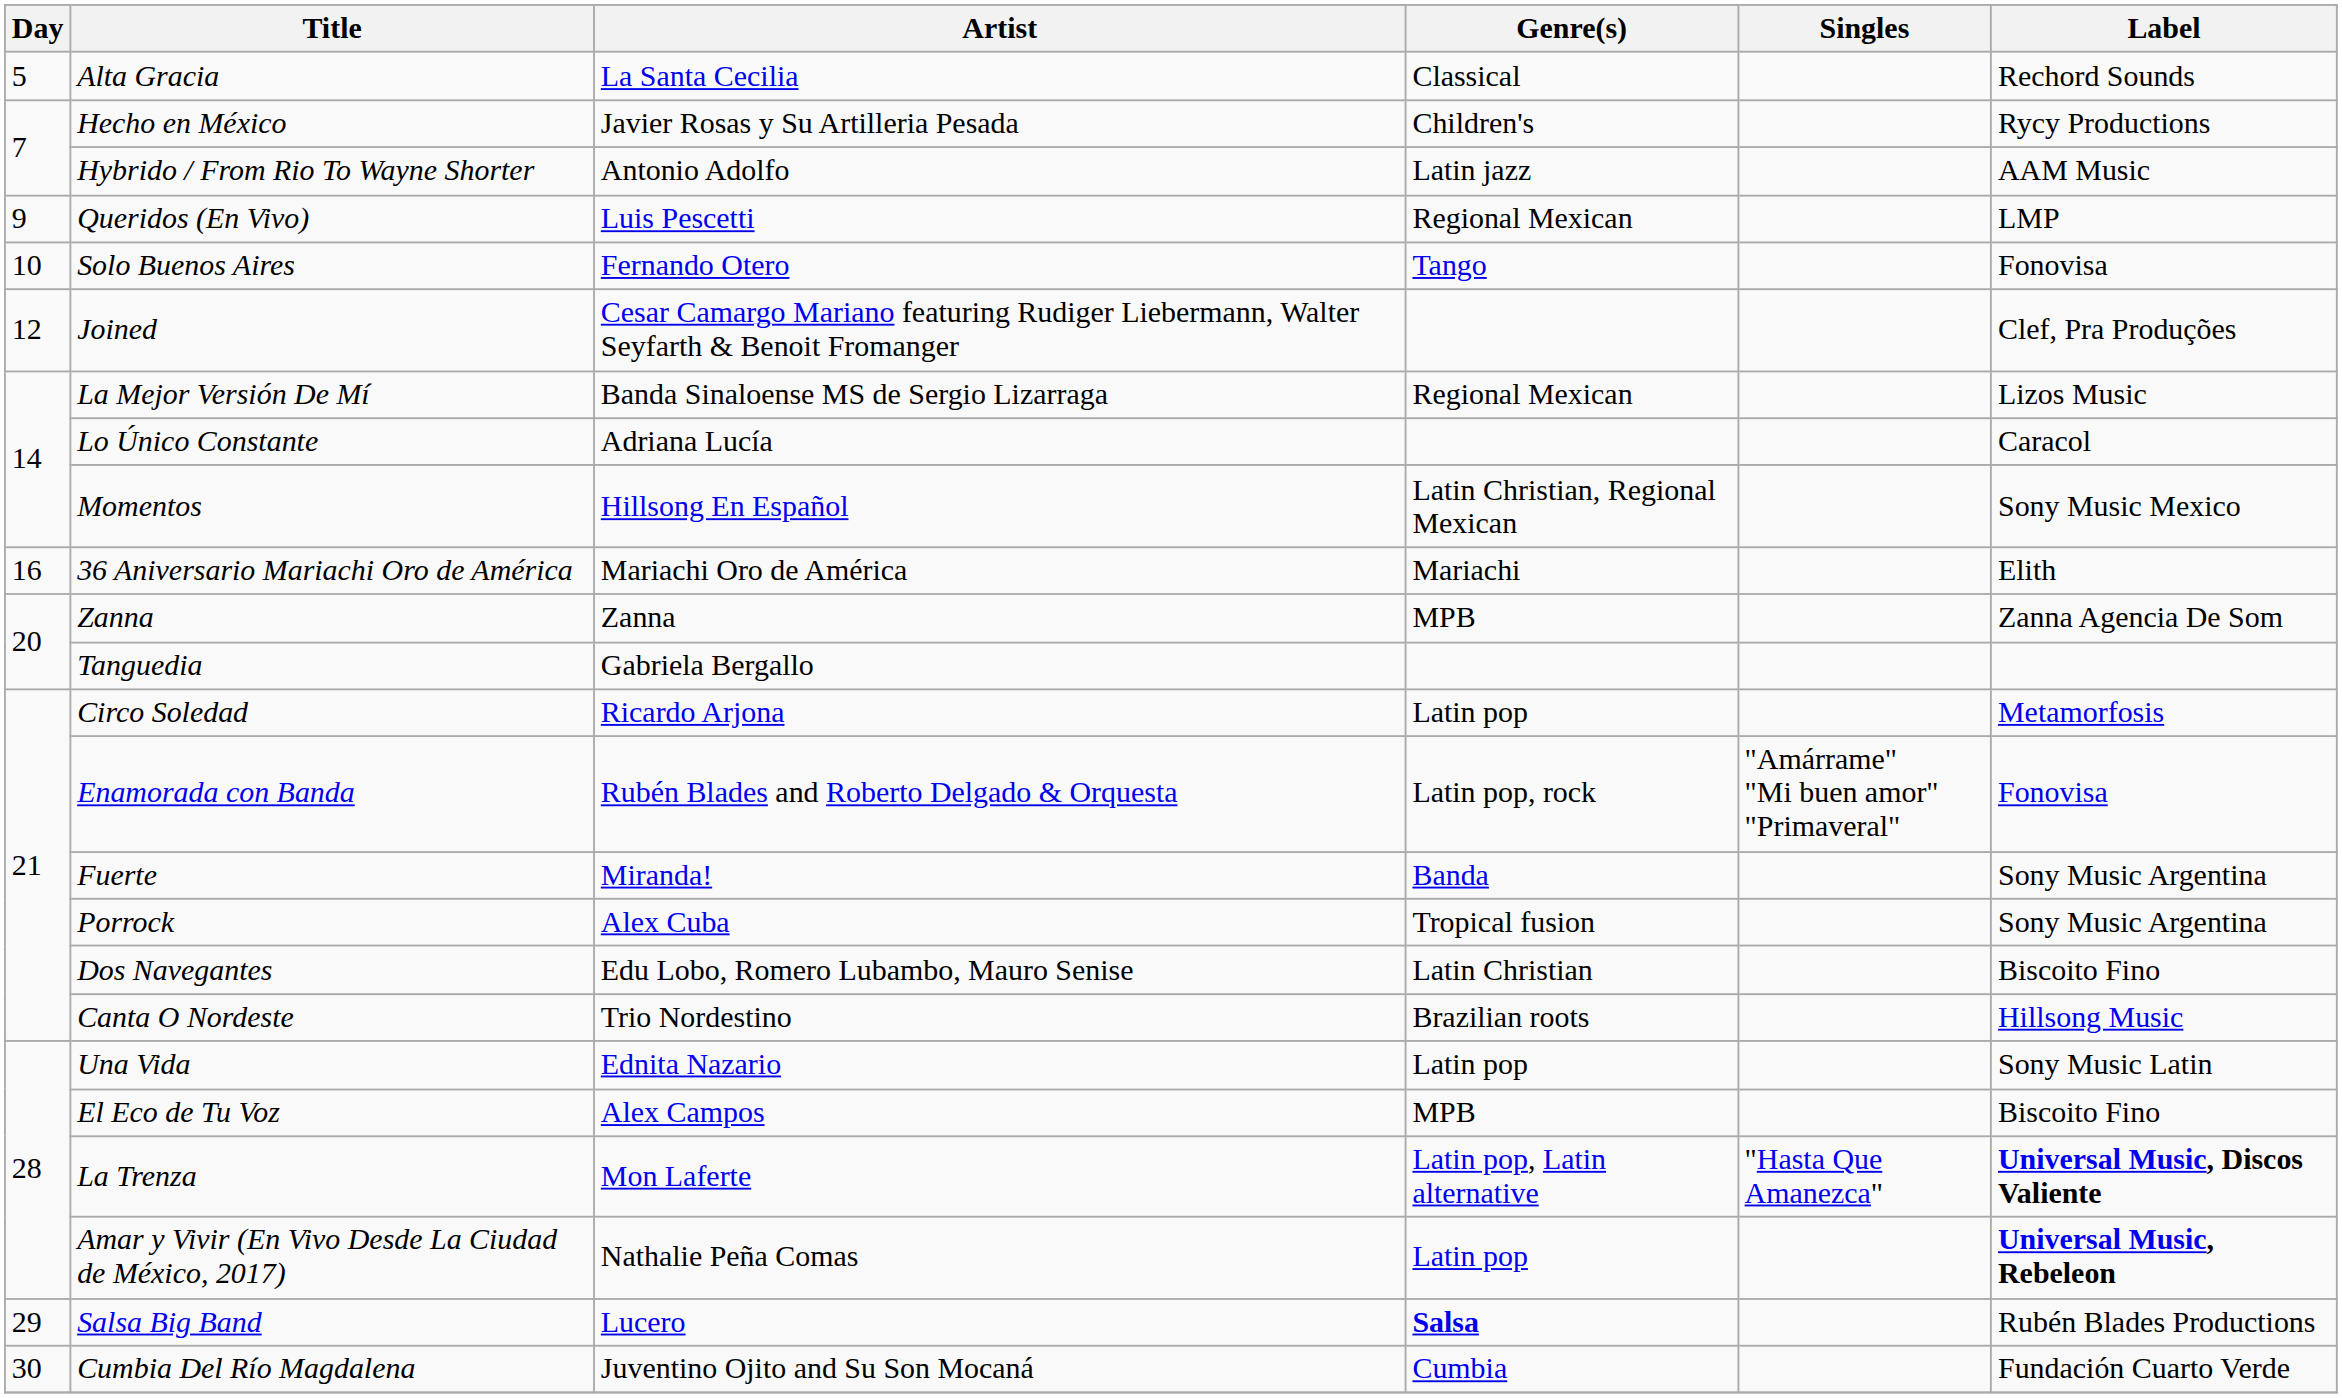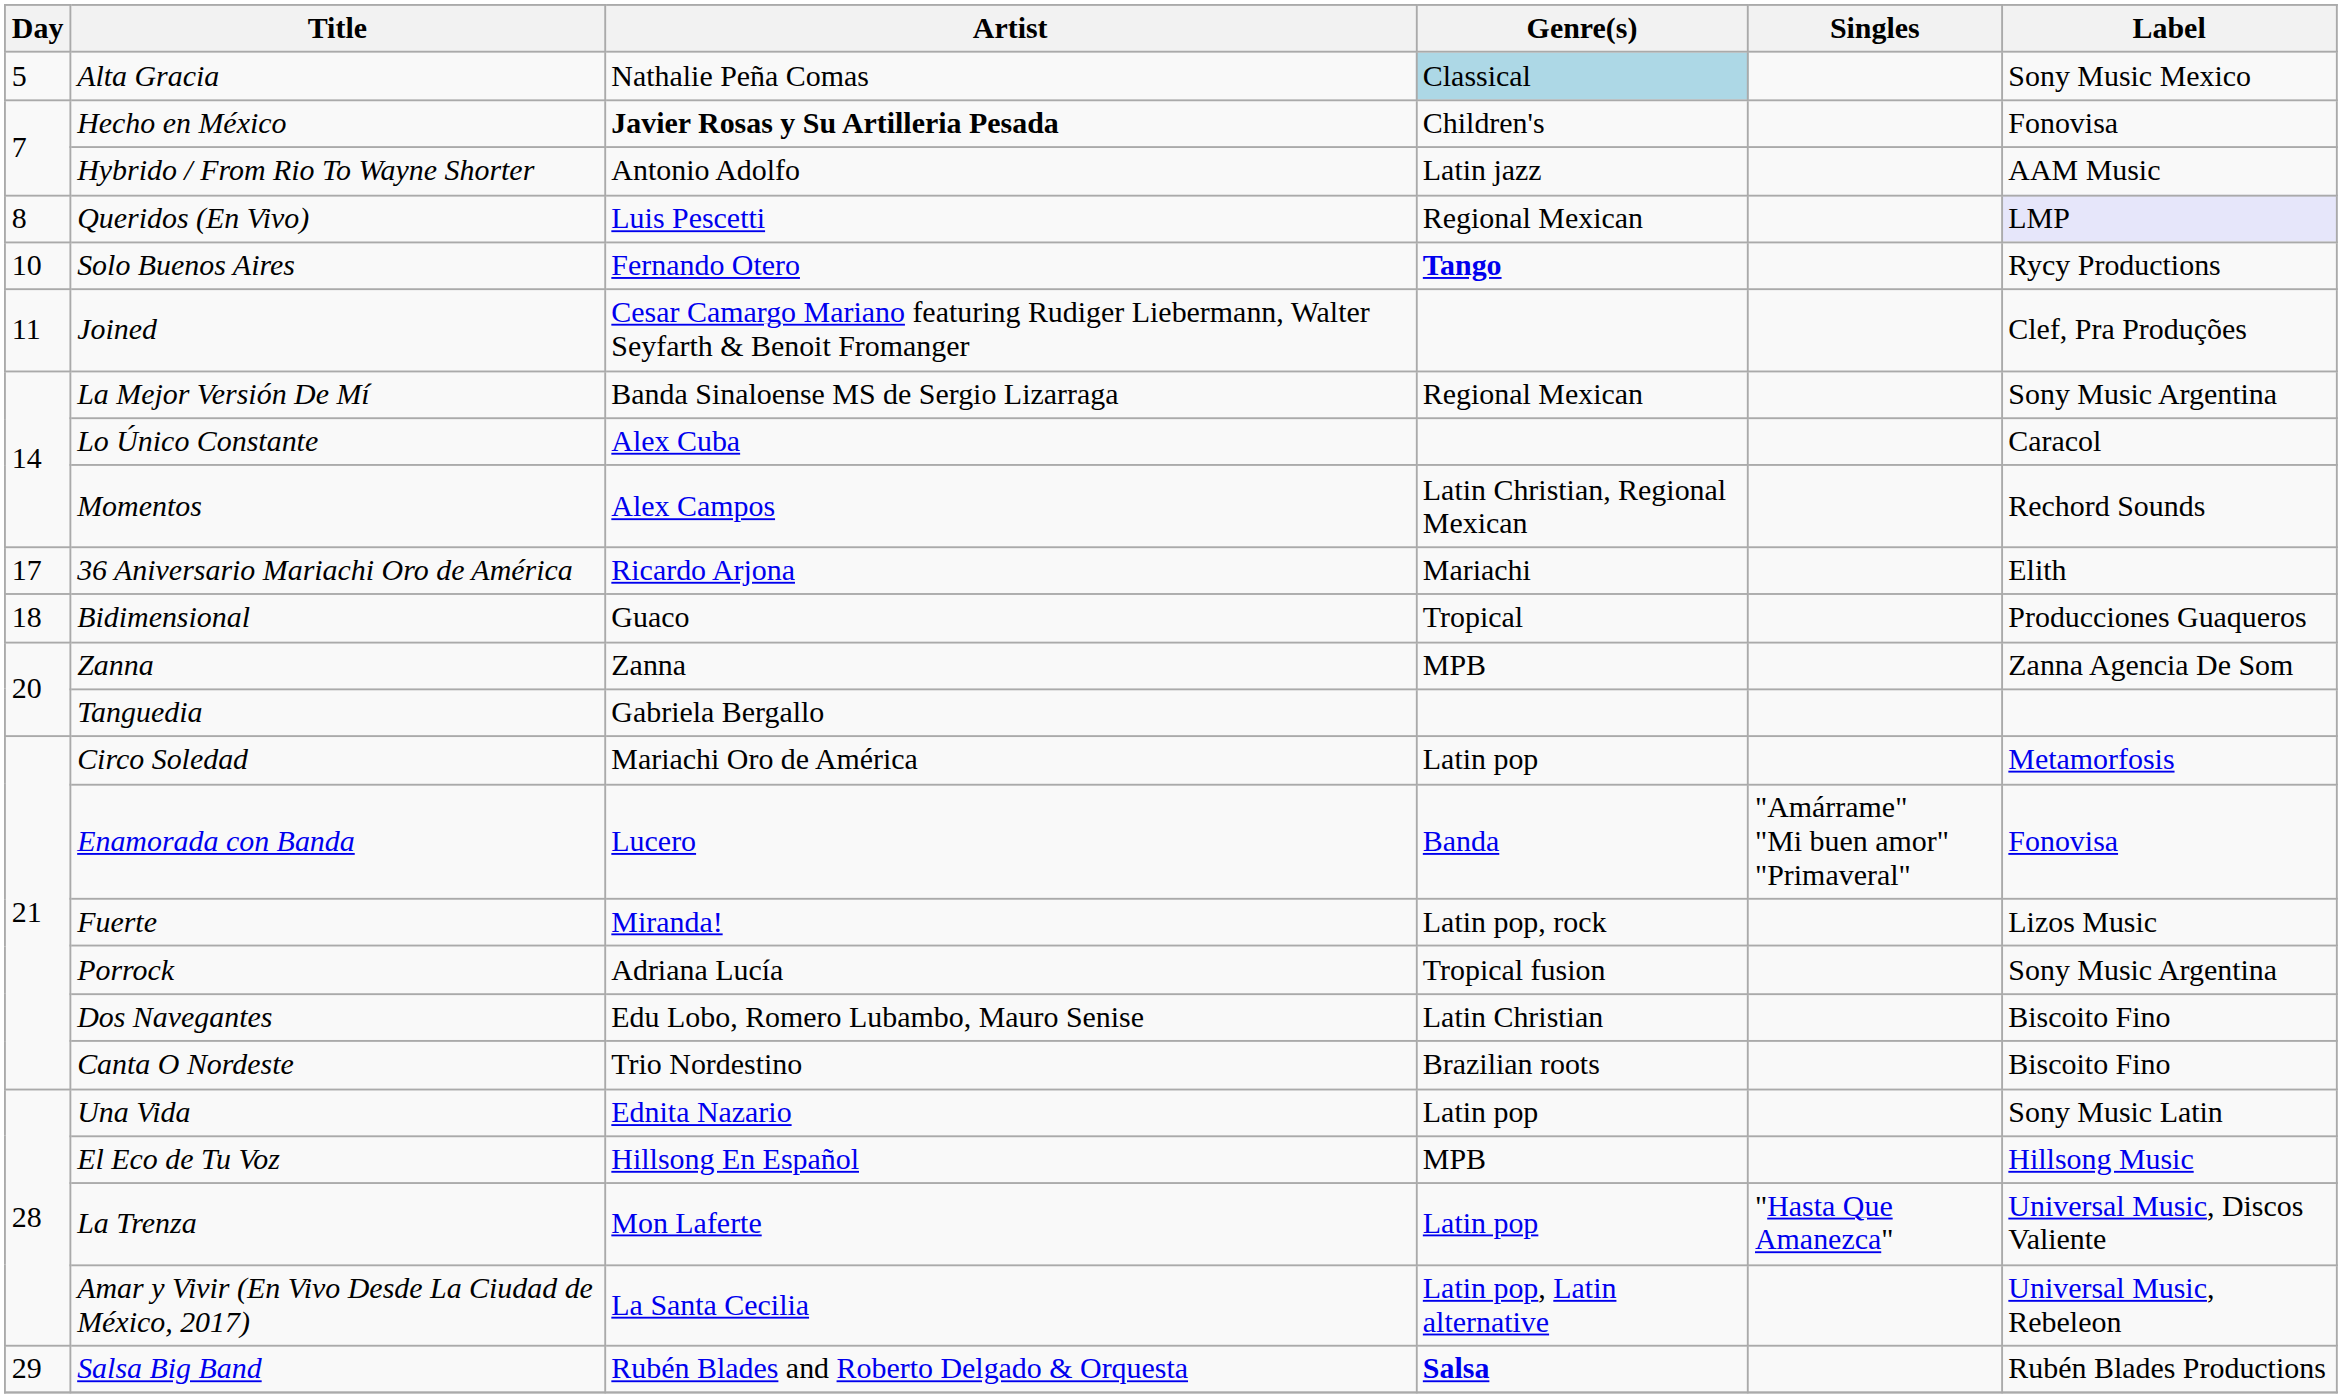(700, 75) La Santa Cecilia -> (740, 75) Nathalie Peña Comas
(1466, 75) no background -> (1477, 75) lightblue background
(2096, 75) Rechord Sounds -> (2130, 75) Sony Music Mexico
(810, 123) normal -> (835, 123) bold
(2104, 123) Rycy Productions -> (2063, 123) Fonovisa
(19, 218) 9 -> (19, 218) 8
(2029, 218) no background -> (2039, 218) lavender background
(1450, 265) normal -> (1462, 265) bold
(2053, 265) Fonovisa -> (2115, 265) Rycy Productions
(27, 329) 12 -> (26, 329) 11
(2072, 394) Lizos Music -> (2143, 394) Sony Music Argentina
(687, 441) Adriana Lucía -> (676, 441) Alex Cuba
(725, 505) Hillsong En Español -> (693, 505) Alex Campos
(2119, 505) Sony Music Mexico -> (2107, 505) Rechord Sounds
(27, 570) 16 -> (27, 570) 17
(754, 570) Mariachi Oro de América -> (703, 570) Ricardo Arjona
+ row: (164, 617)
(693, 712) Ricardo Arjona -> (765, 759) Mariachi Oro de América
(889, 793) Rubén Blades and Roberto Delgado & Orquesta -> (654, 840) Lucero
(1504, 793) Latin pop, rock -> (1461, 840) Banda
(1451, 874) Banda -> (1515, 922) Latin pop, rock
(2132, 874) Sony Music Argentina -> (2083, 922) Lizos Music
(665, 922) Alex Cuba -> (697, 969) Adriana Lucía
(2091, 1016) Hillsong Music -> (2089, 1064) Biscoito Fino
(683, 1111) Alex Campos -> (735, 1159) Hillsong En Español
(2079, 1111) Biscoito Fino -> (2101, 1159) Hillsong Music
(1509, 1176) Latin pop, Latin alternative -> (1481, 1223) Latin pop
(2151, 1176) bold -> (2156, 1223) normal
(730, 1257) Nathalie Peña Comas -> (710, 1304) La Santa Cecilia
(1470, 1257) Latin pop -> (1520, 1304) Latin pop, Latin alternative
(2106, 1257) bold -> (2111, 1304) normal
(643, 1321) Lucero -> (900, 1369) Rubén Blades and Roberto Delgado & Orquesta
- row: (246, 1369)
